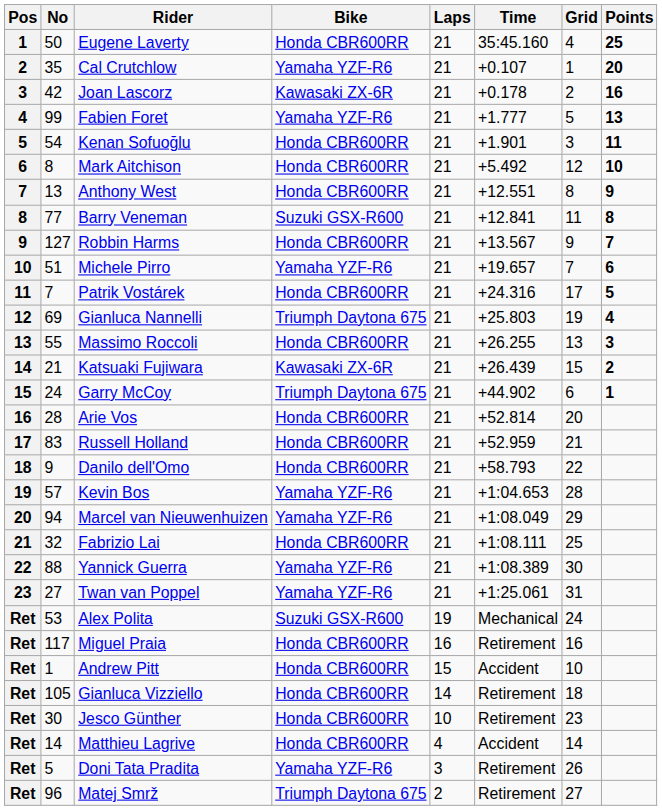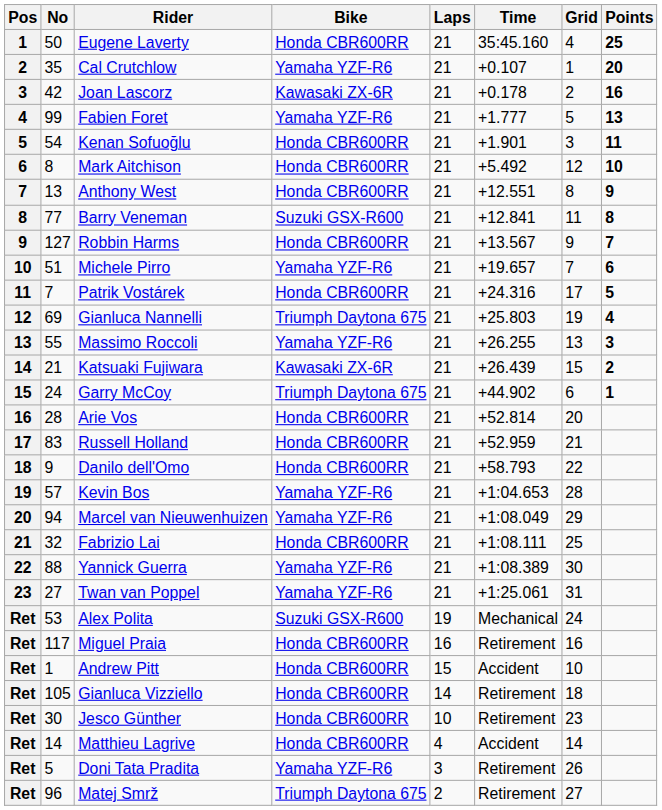(342, 343) Honda CBR600RR -> (334, 343) Yamaha YZF-R6
